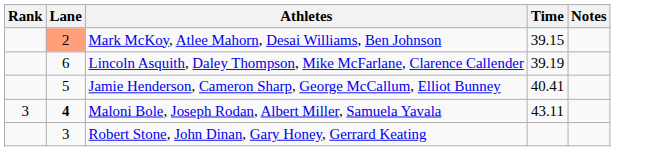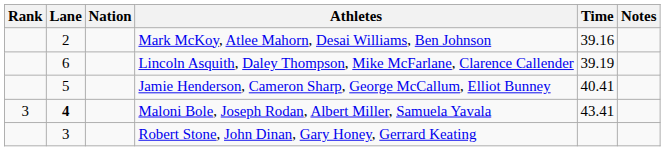+ column: (110, 16)
(66, 39) lightsalmon background -> (66, 39) no background
(547, 39) 39.15 -> (597, 39) 39.16
(547, 110) 43.11 -> (597, 110) 43.41
